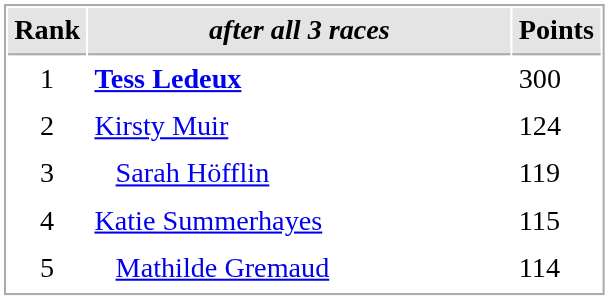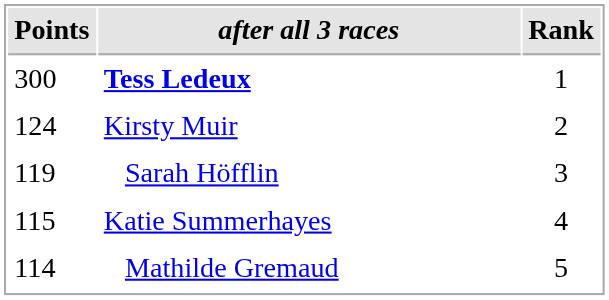columns swapped: (47, 30) <-> (556, 30)
